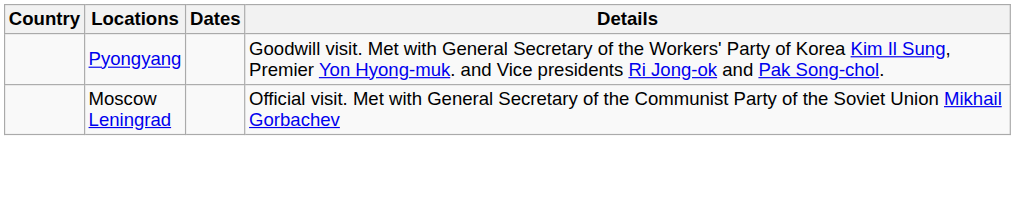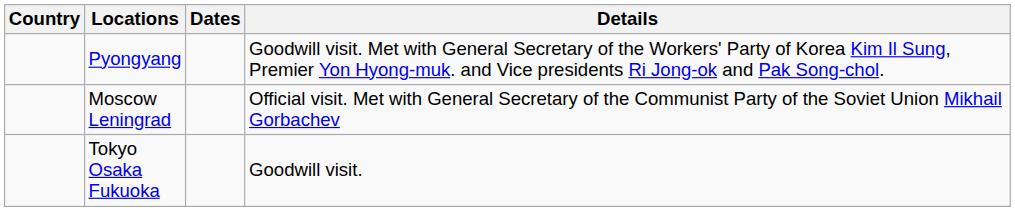+ row: (124, 170)
